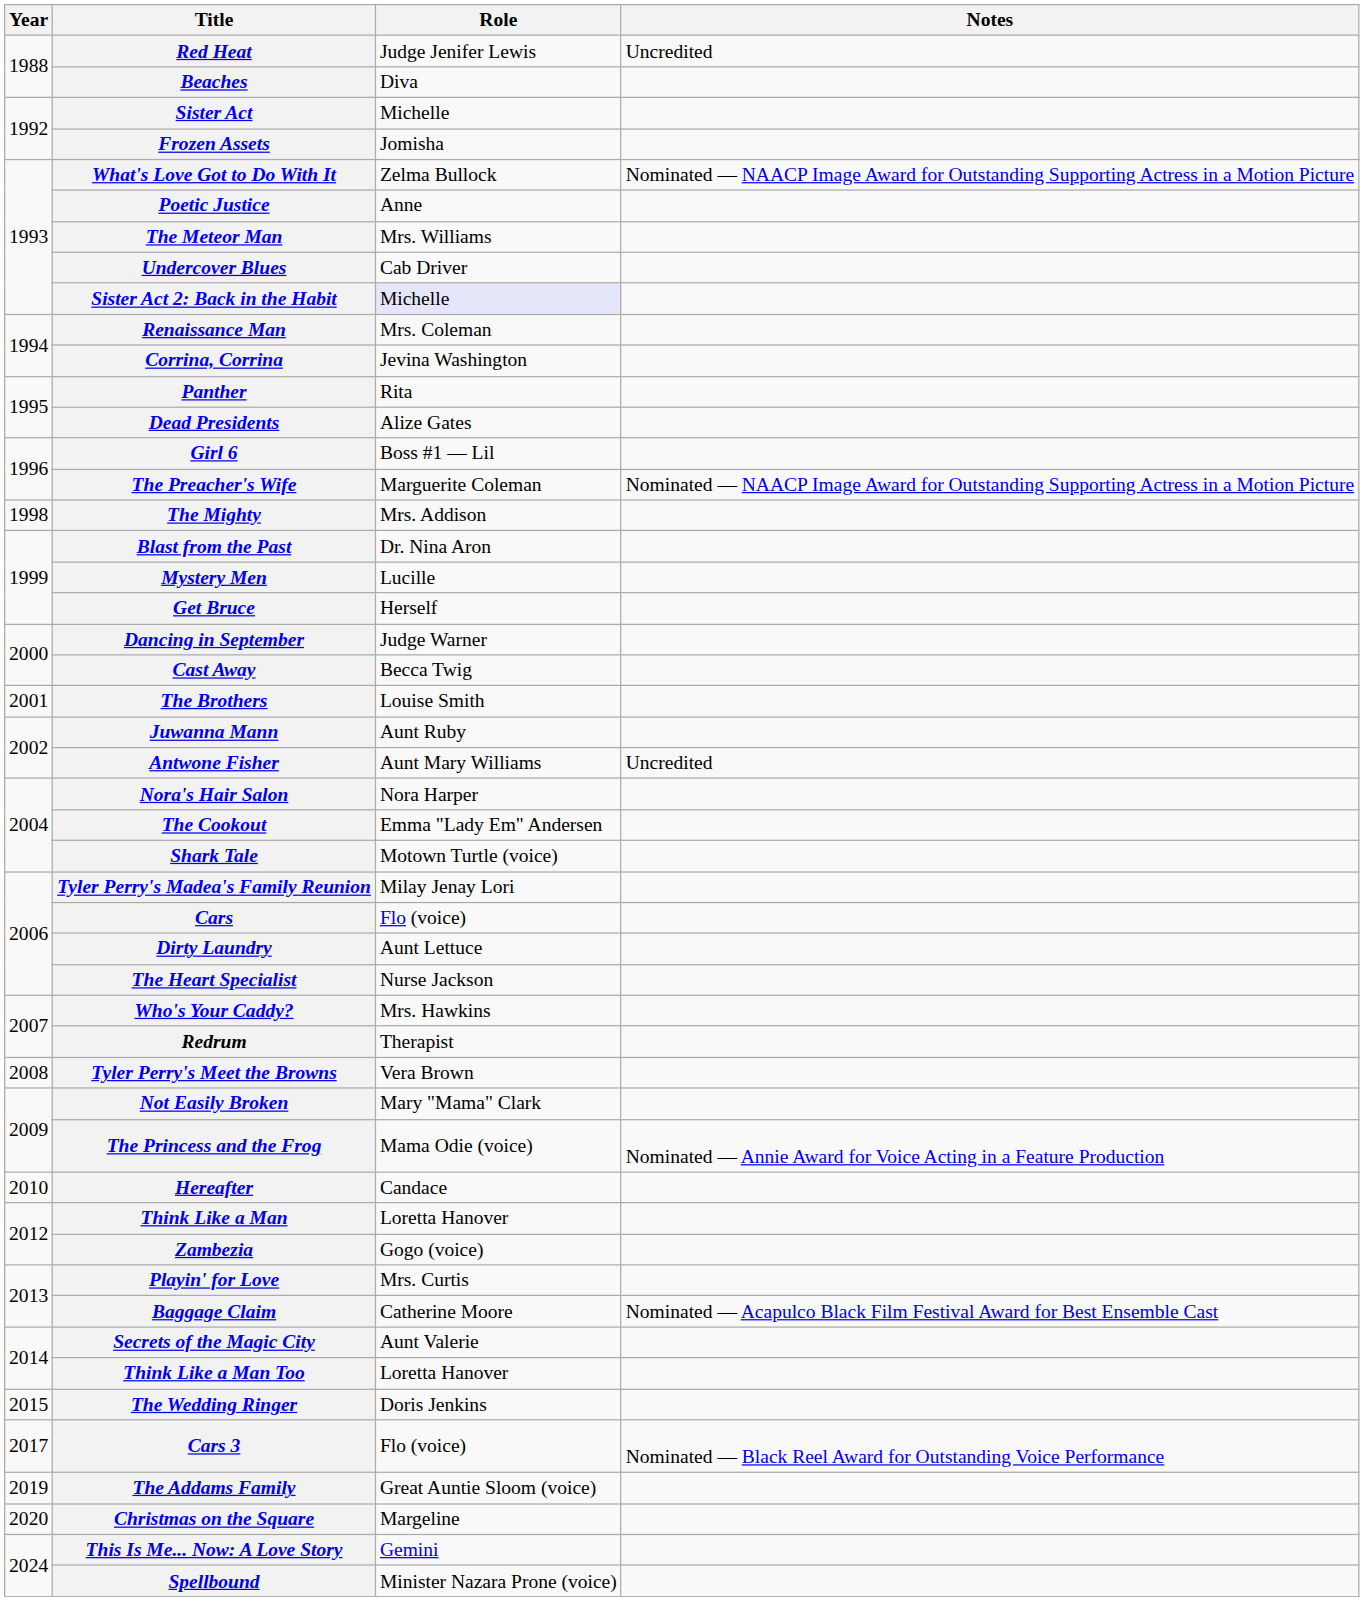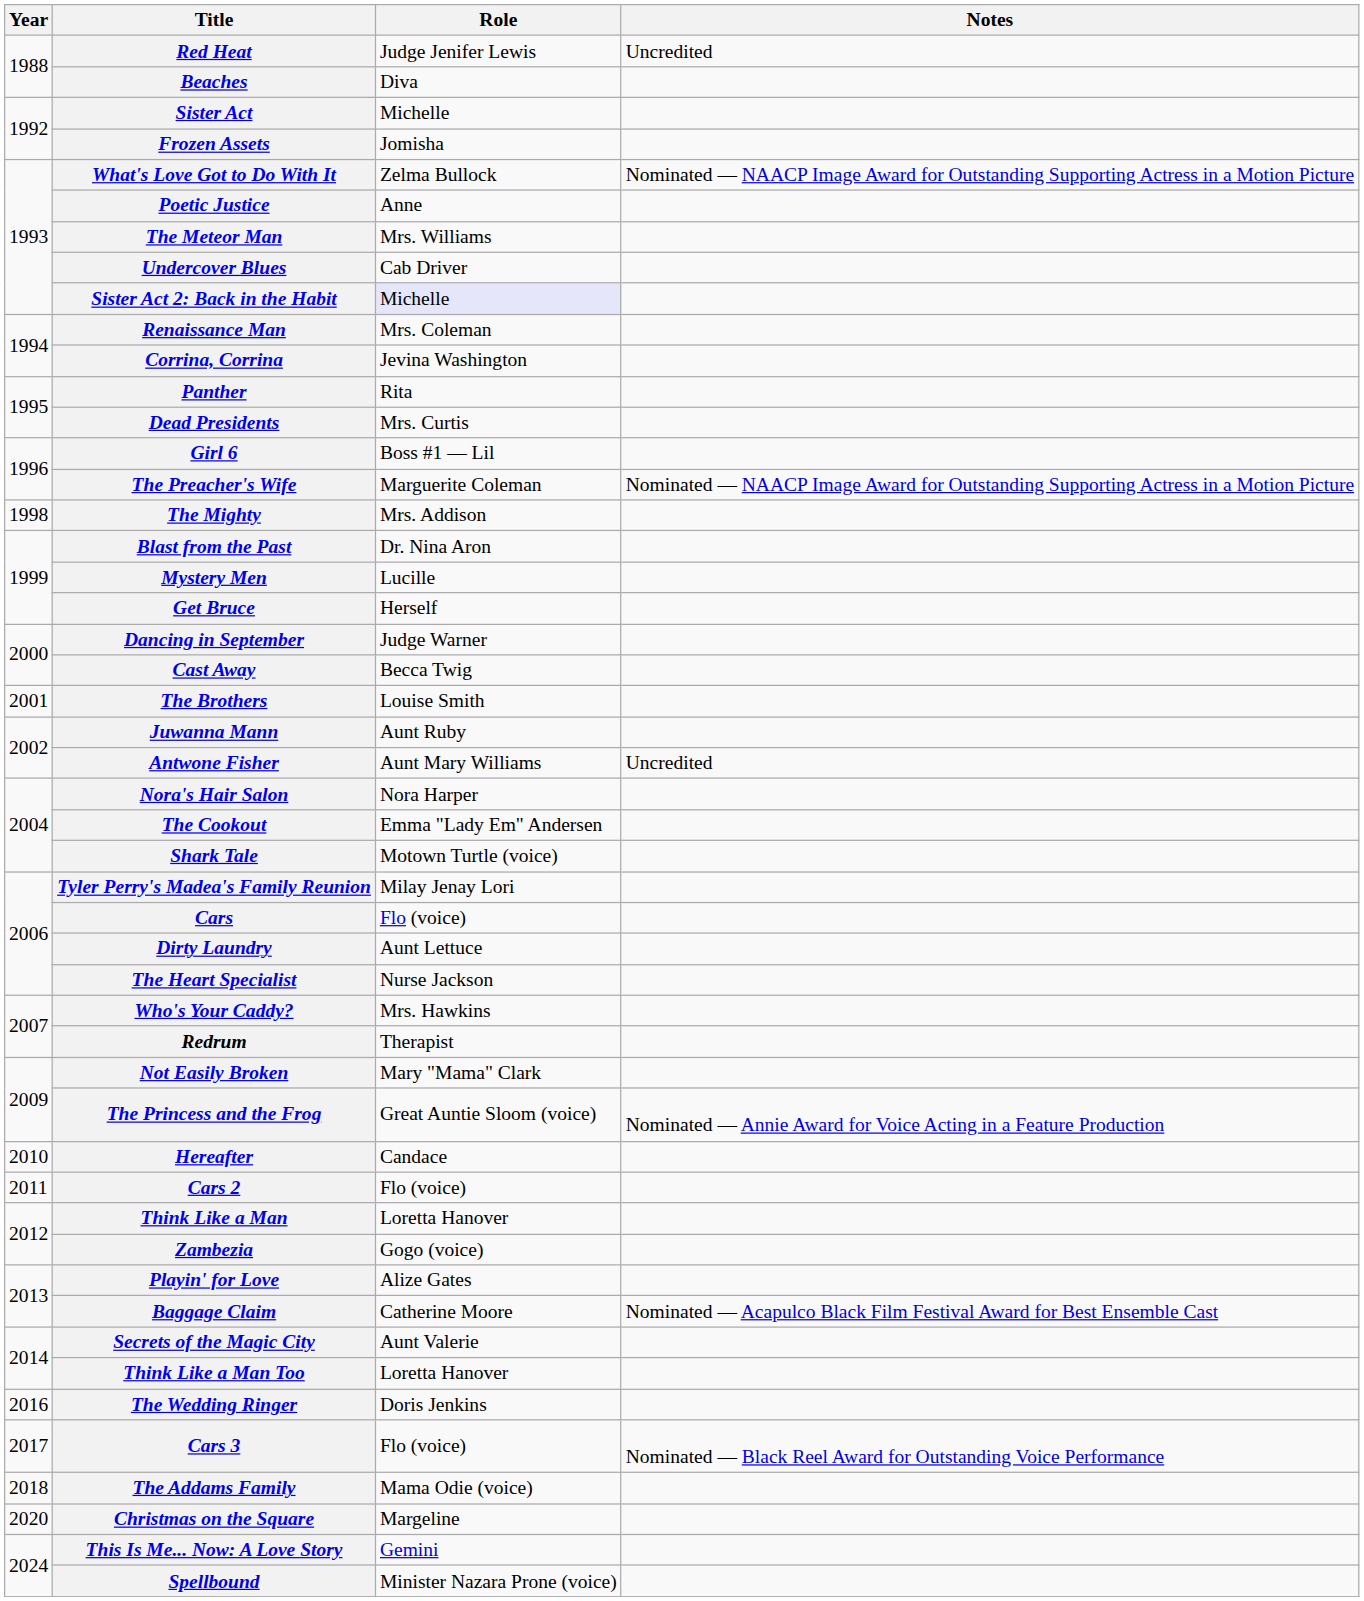(426, 422) Alize Gates -> (424, 422) Mrs. Curtis
- row: (214, 1072)
(456, 1145) Mama Odie (voice) -> (488, 1114) Great Auntie Sloom (voice)
+ row: (214, 1187)
(424, 1280) Mrs. Curtis -> (426, 1280) Alize Gates
(29, 1404) 2015 -> (29, 1404) 2016
(29, 1487) 2019 -> (29, 1487) 2018
(488, 1487) Great Auntie Sloom (voice) -> (456, 1487) Mama Odie (voice)
